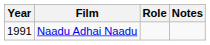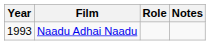(19, 31) 1991 -> (19, 31) 1993
